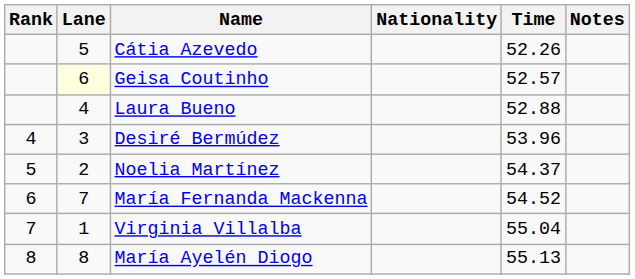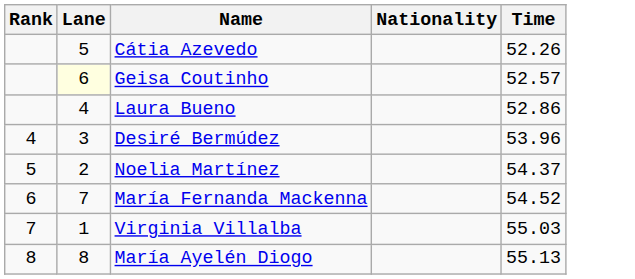- column: (597, 20)
(534, 109) 52.88 -> (534, 109) 52.86
(534, 229) 55.04 -> (534, 229) 55.03
